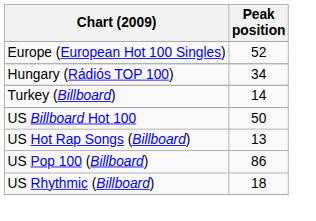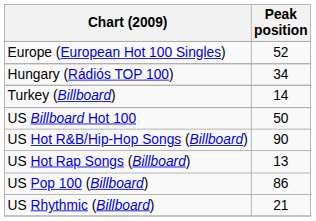+ row: (128, 140)
(259, 183) 18 -> (281, 205) 21
